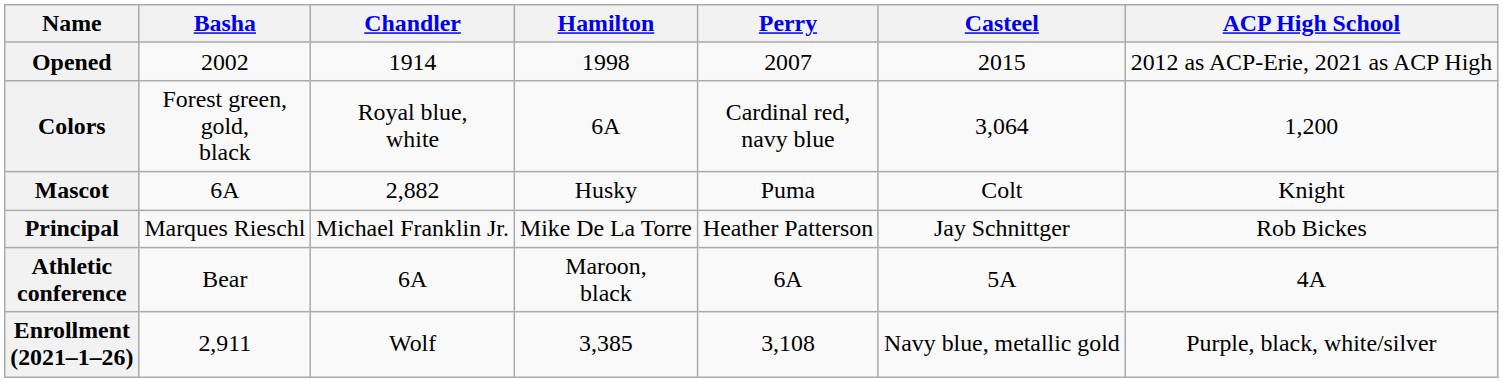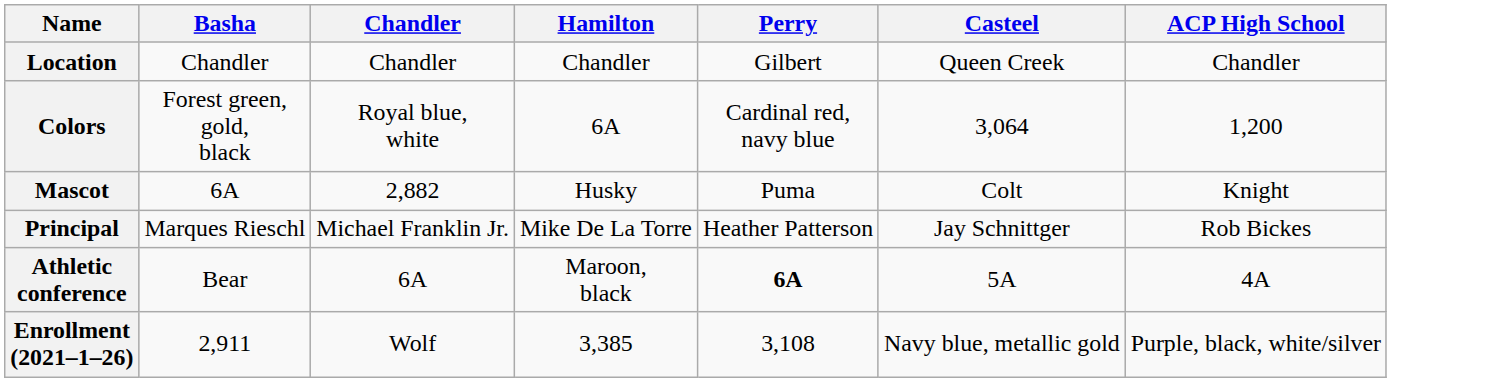+ row: (72, 61)
- row: (72, 61)
(788, 279) normal -> (788, 279) bold
